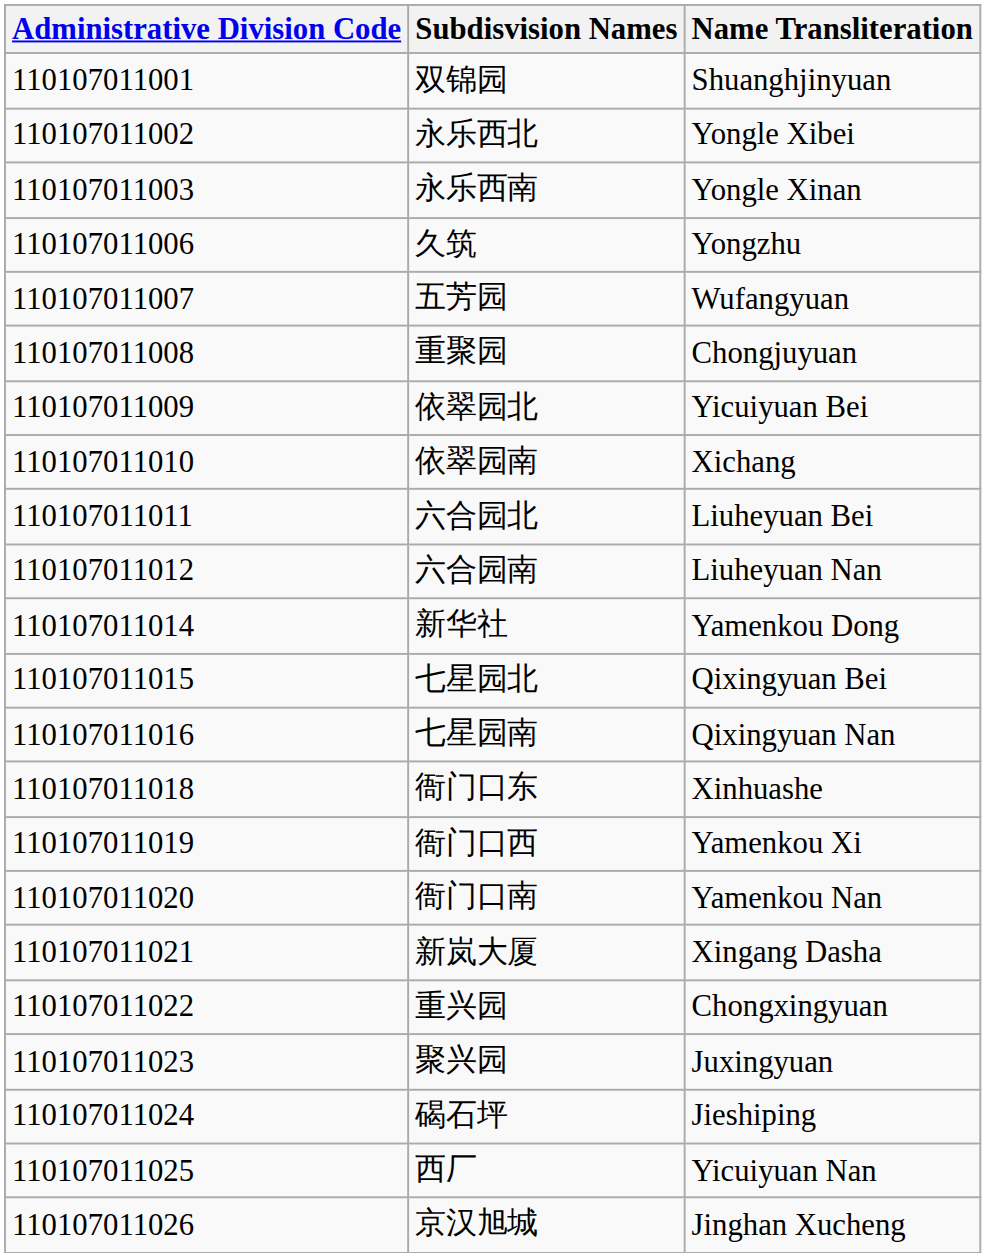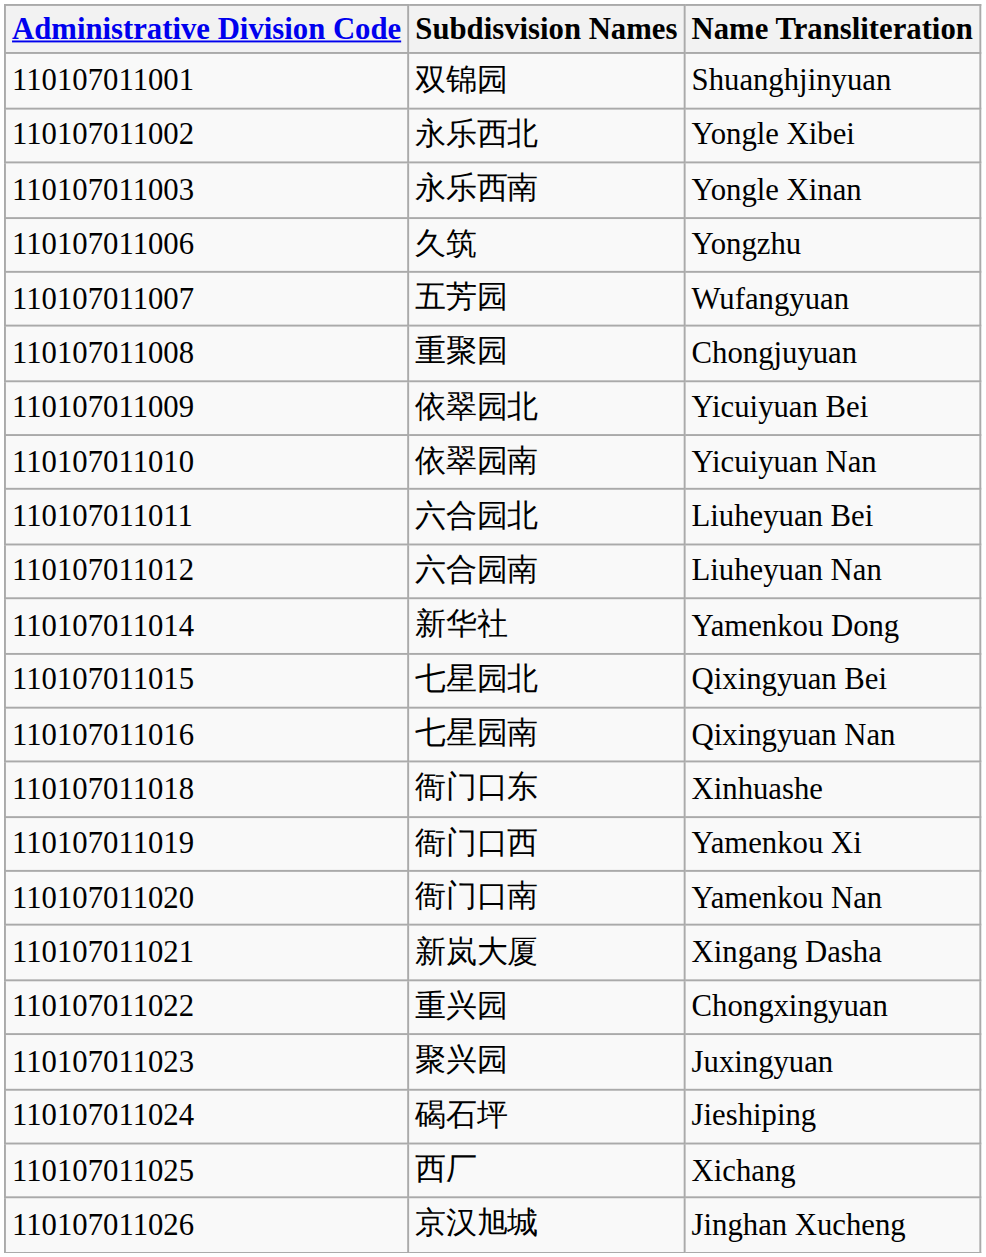(744, 461) Xichang -> (784, 461) Yicuiyuan Nan
(784, 1170) Yicuiyuan Nan -> (744, 1170) Xichang
